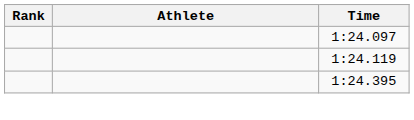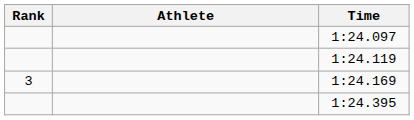+ row: (364, 82)
